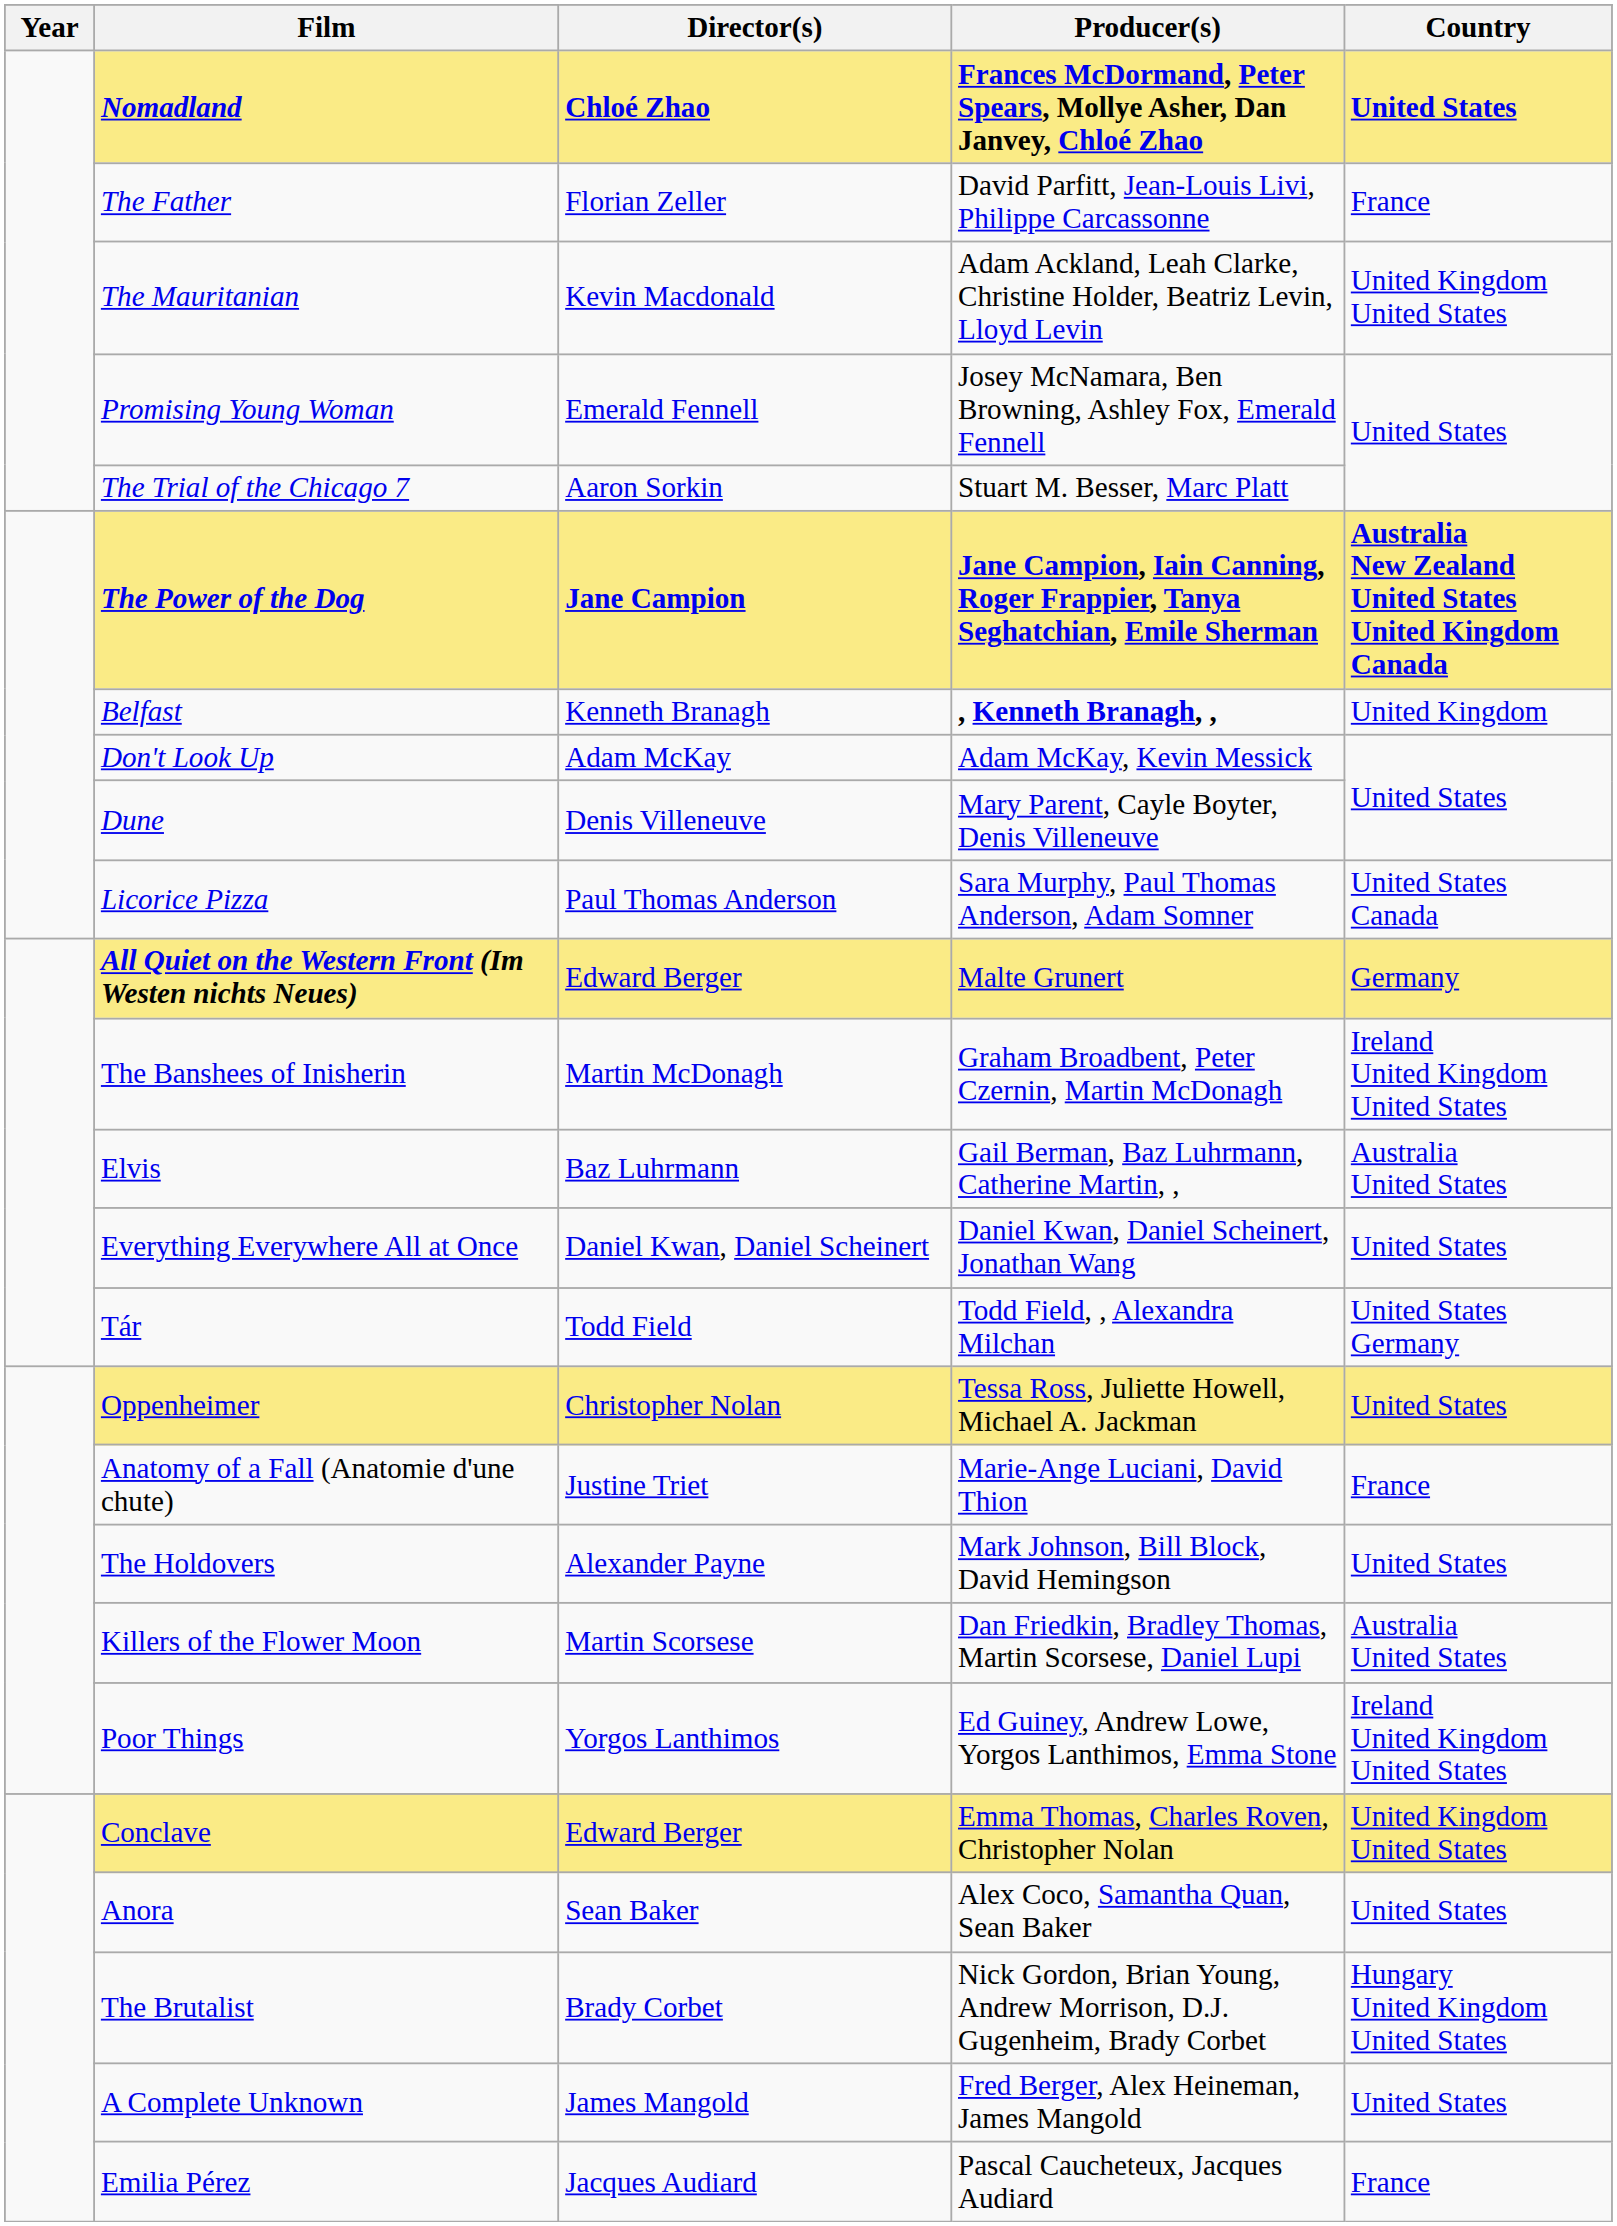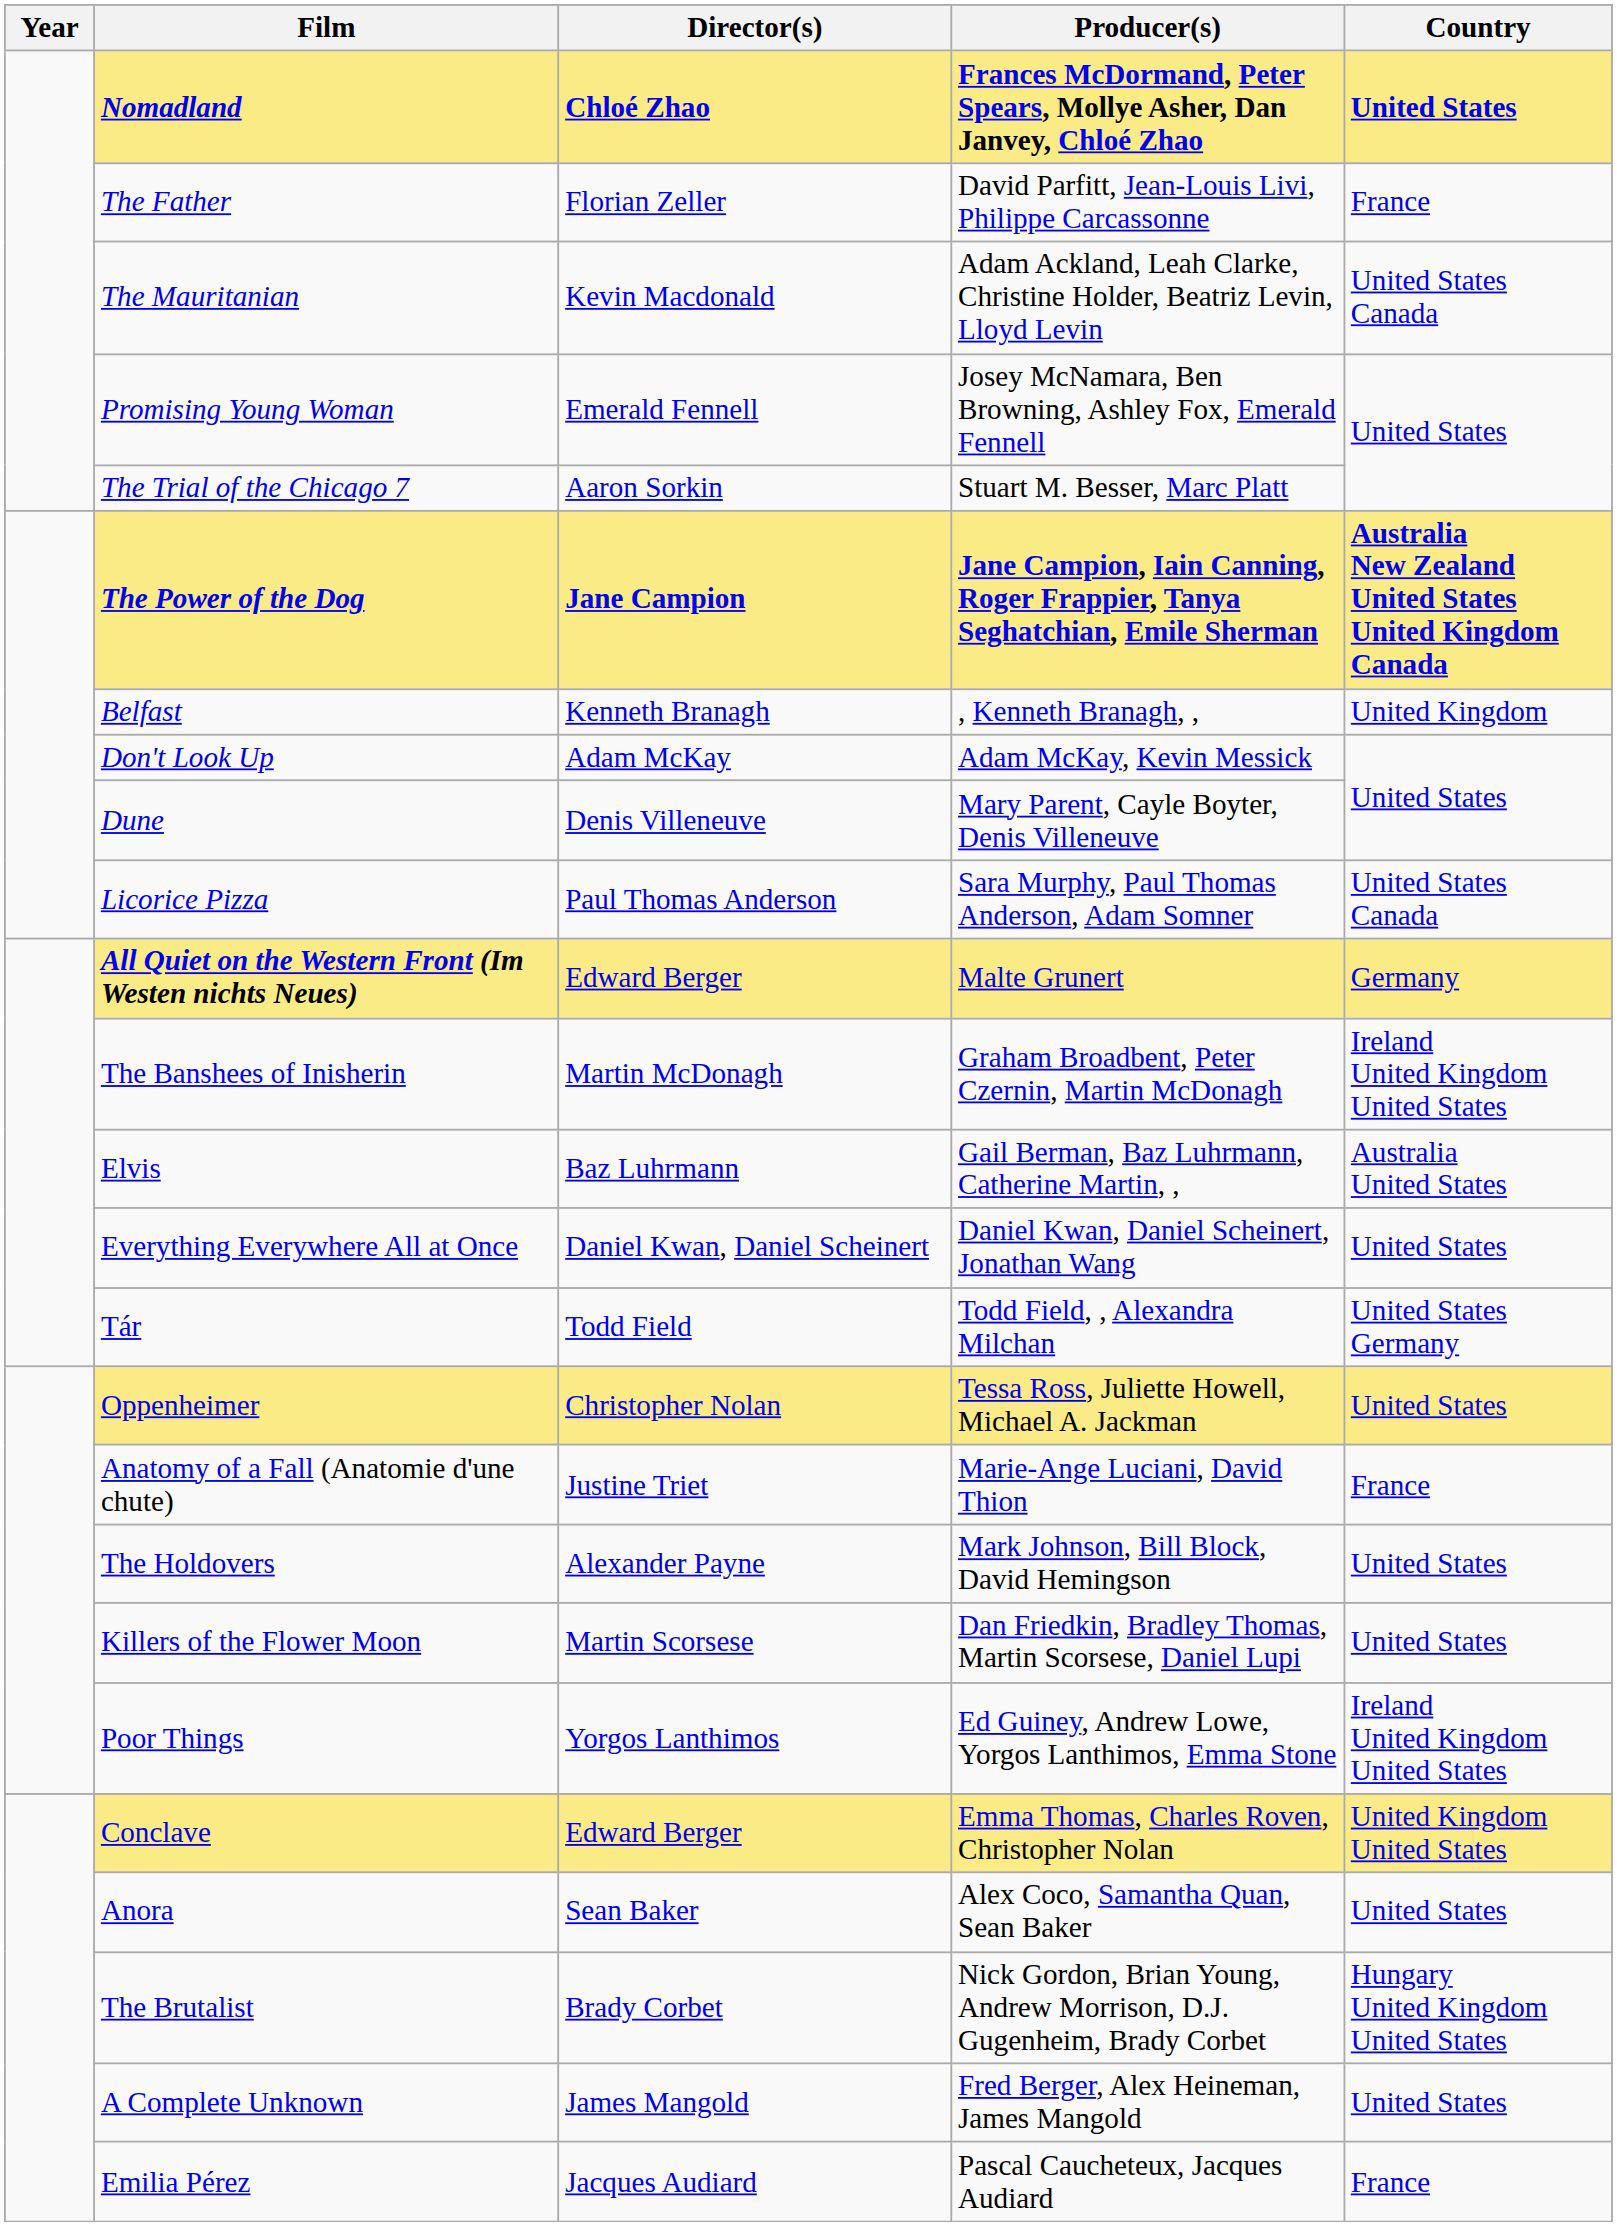(1449, 297) United Kingdom United States -> (1429, 297) United States Canada
(1087, 711) bold -> (1078, 711) normal
(1429, 1642) Australia United States -> (1429, 1642) United States
